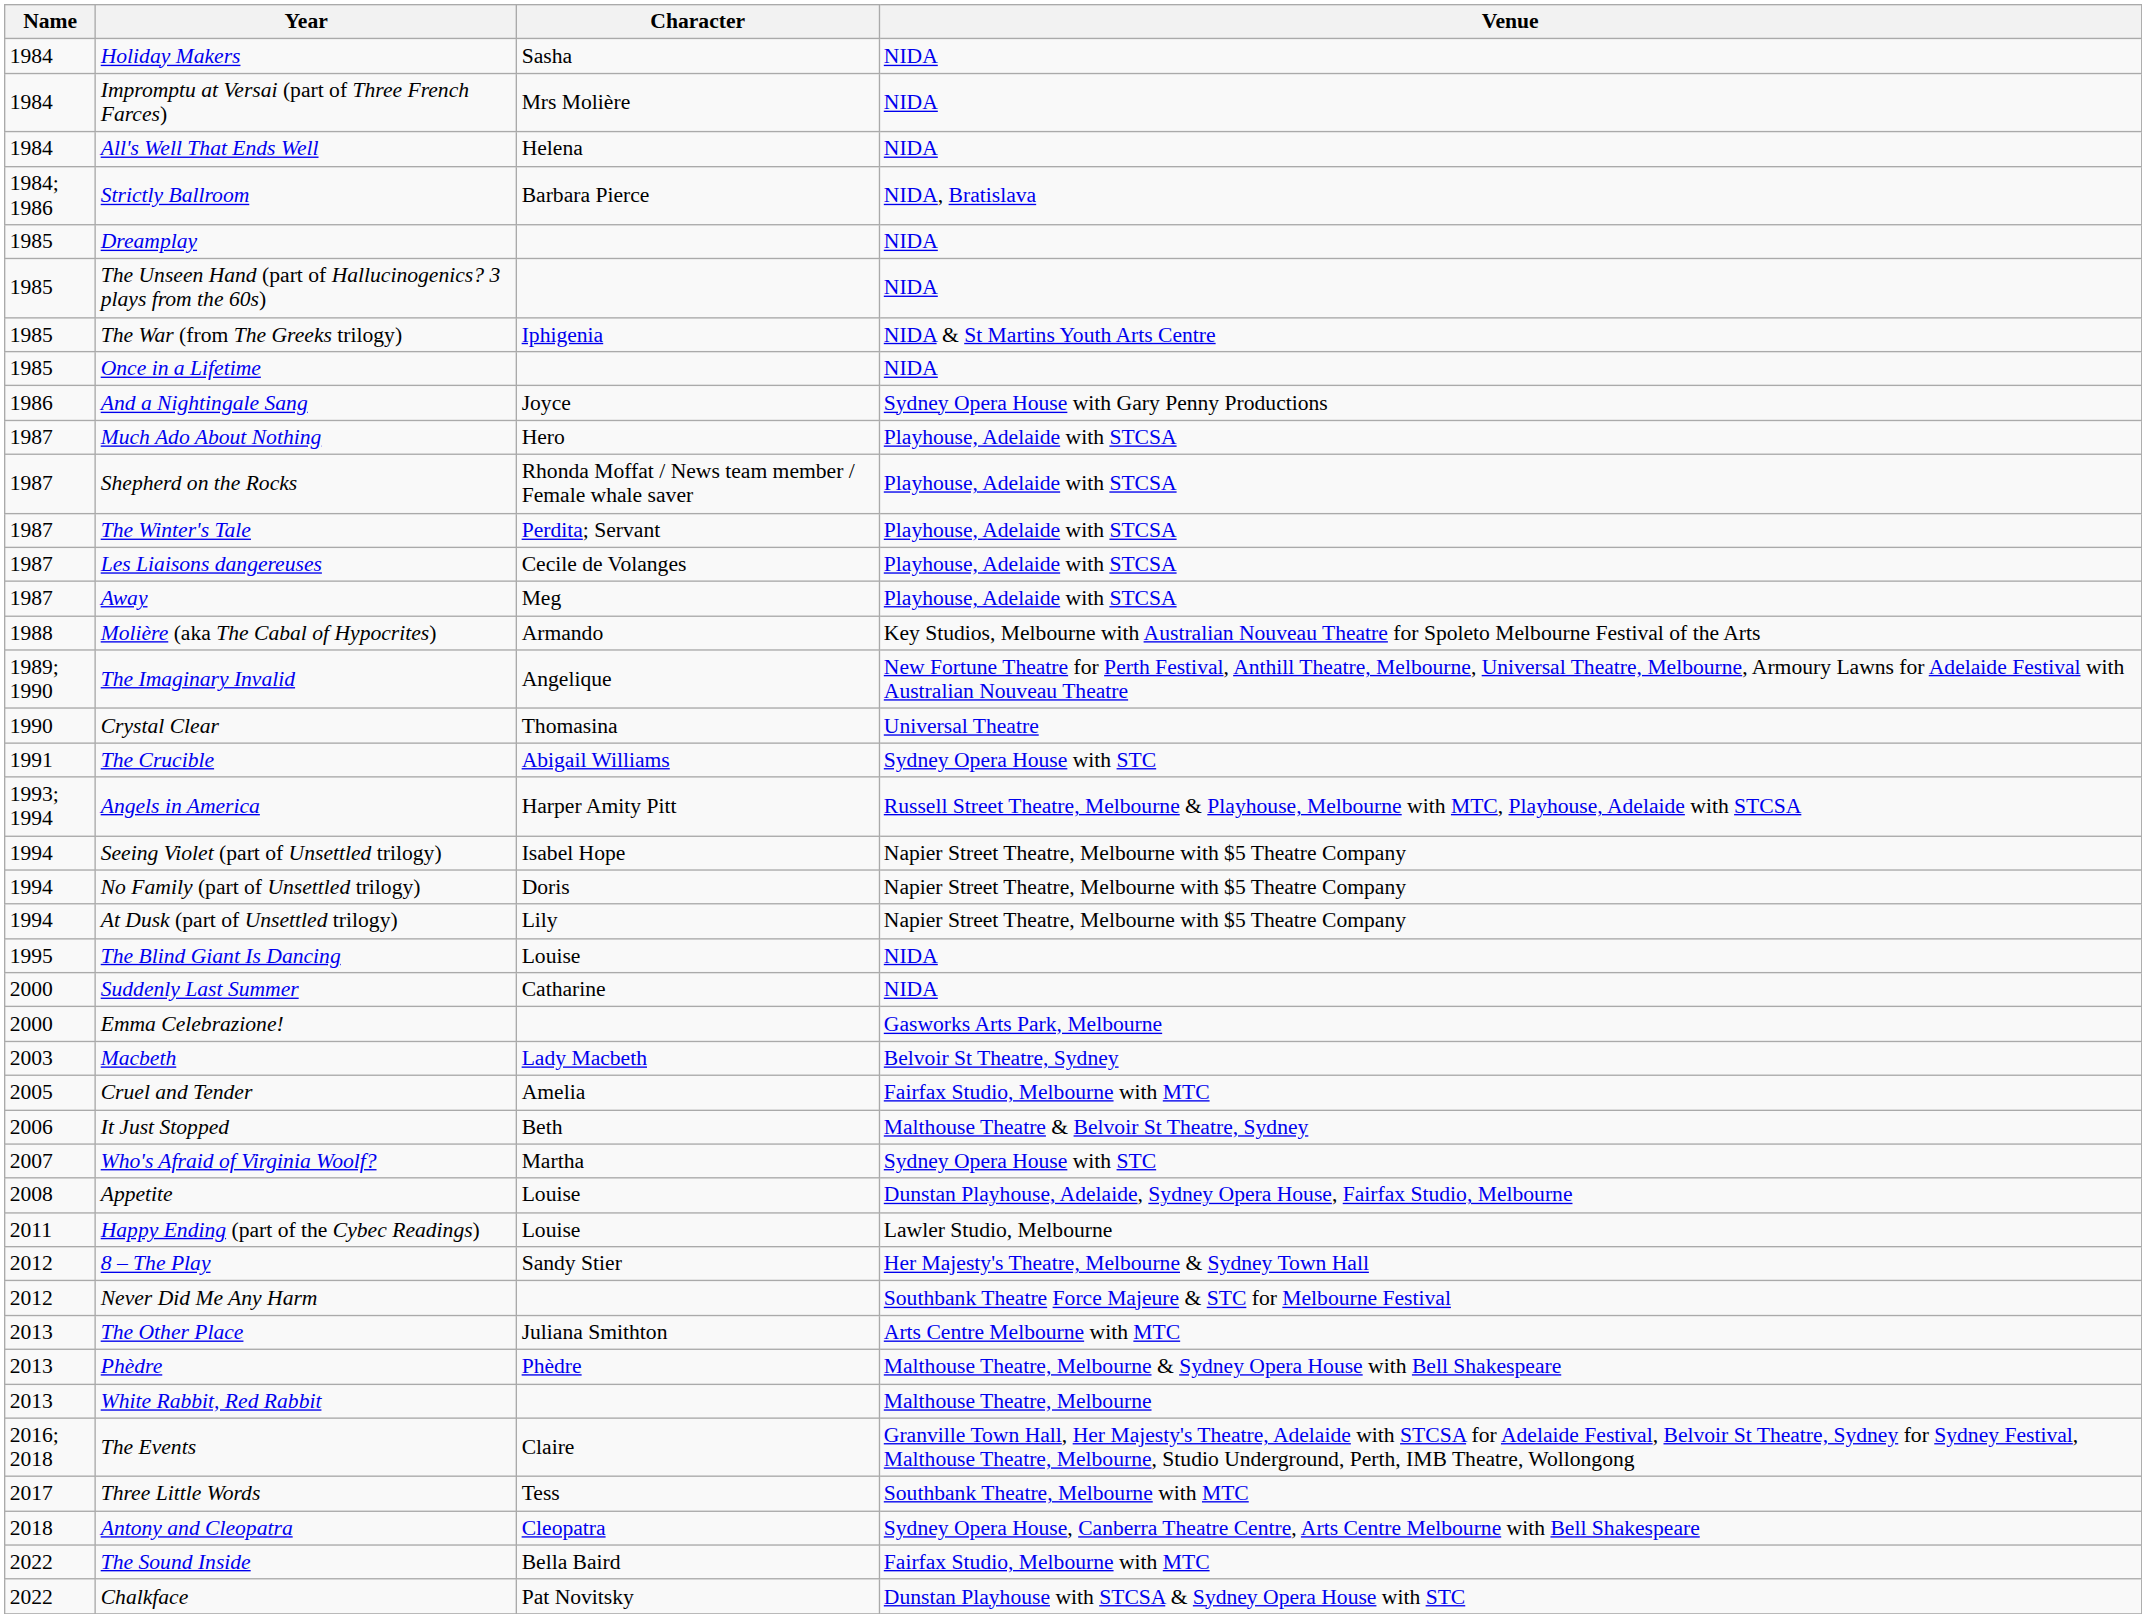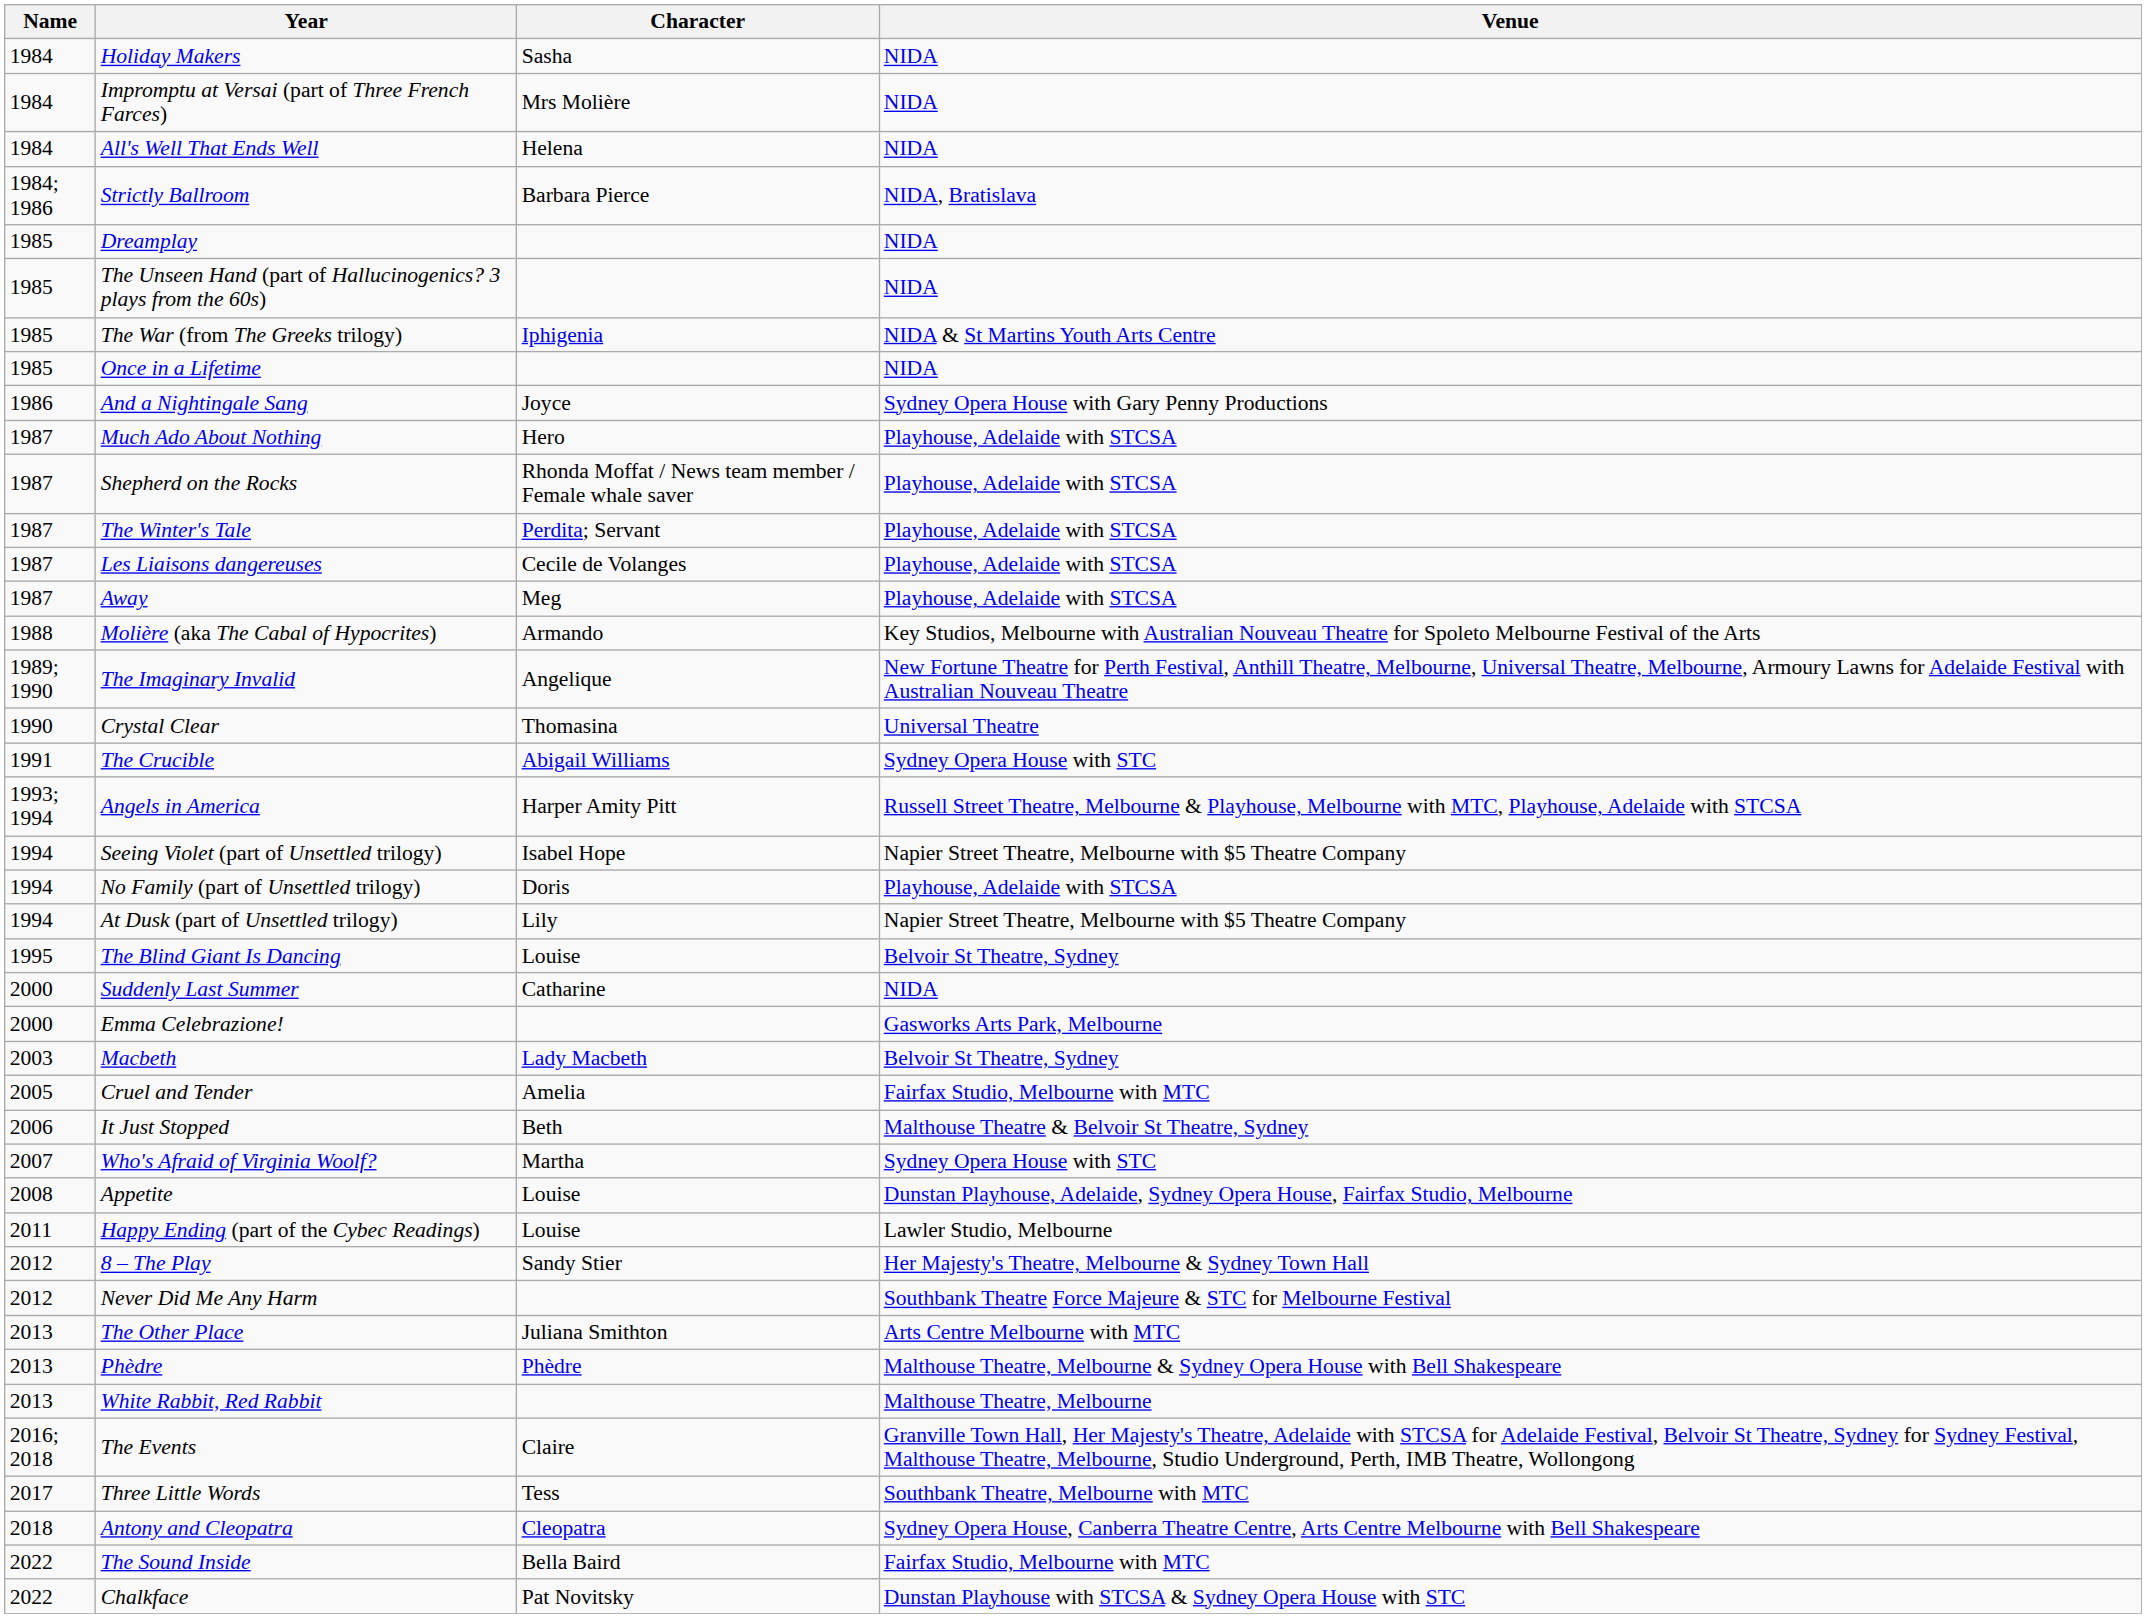(1145, 886) Napier Street Theatre, Melbourne with $5 Theatre Company -> (1030, 886) Playhouse, Adelaide with STCSA
(911, 955) NIDA -> (1001, 955) Belvoir St Theatre, Sydney
